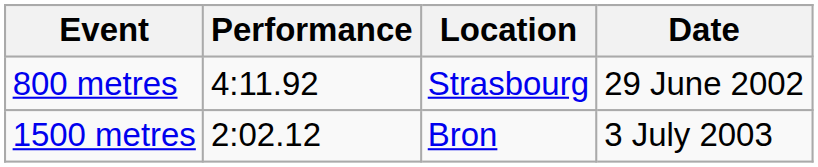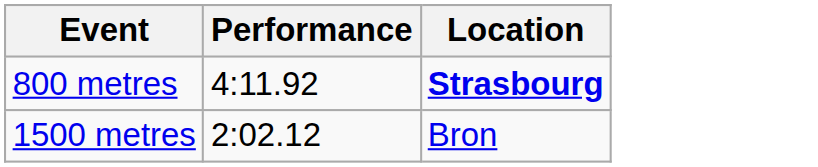- column: (704, 30)
(508, 82) normal -> (516, 82) bold
